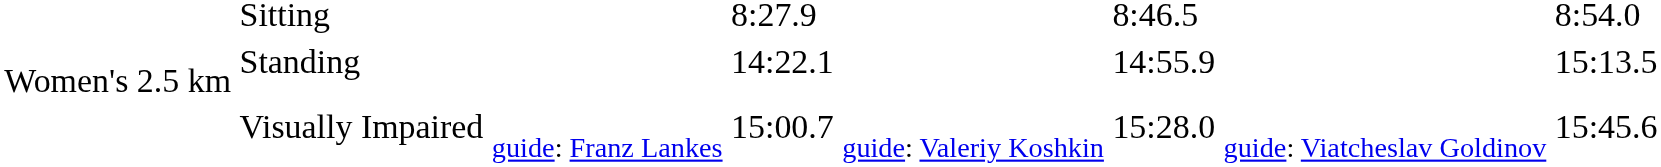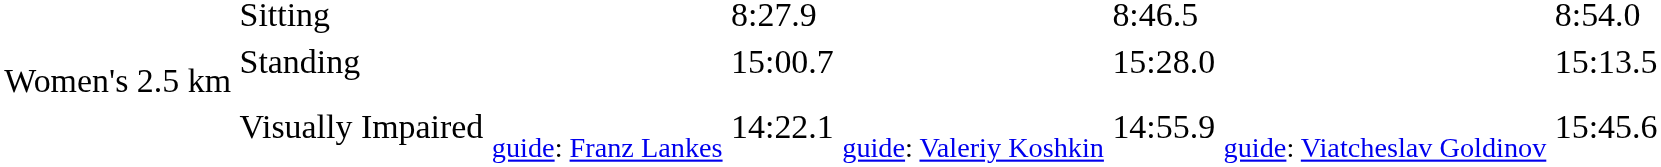(782, 61) 14:22.1 -> (782, 61) 15:00.7
(1164, 61) 14:55.9 -> (1164, 61) 15:28.0
(782, 127) 15:00.7 -> (782, 127) 14:22.1
(1164, 127) 15:28.0 -> (1164, 127) 14:55.9
